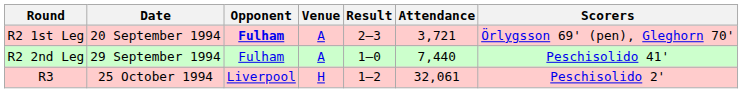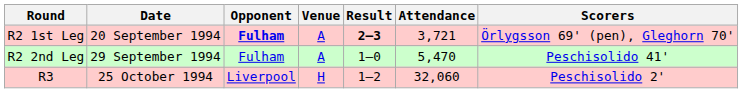(369, 36) normal -> (369, 36) bold
(437, 56) 7,440 -> (437, 56) 5,470
(437, 77) 32,061 -> (437, 77) 32,060
